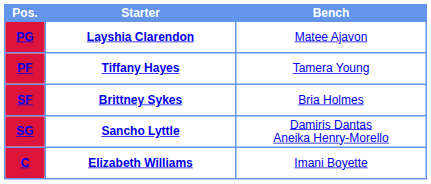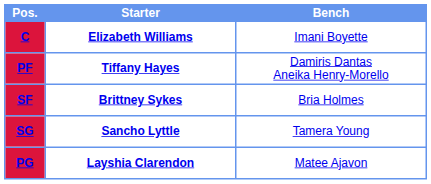rows swapped: (25, 163) <-> (25, 37)
(331, 68) Tamera Young -> (331, 68) Damiris Dantas Aneika Henry-Morello
(331, 131) Damiris Dantas Aneika Henry-Morello -> (331, 131) Tamera Young
